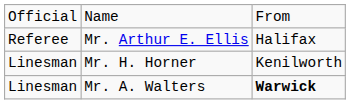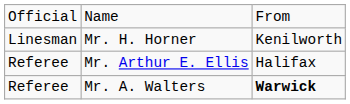rows swapped: (166, 40) <-> (140, 63)
(43, 87) Linesman -> (38, 87) Referee
